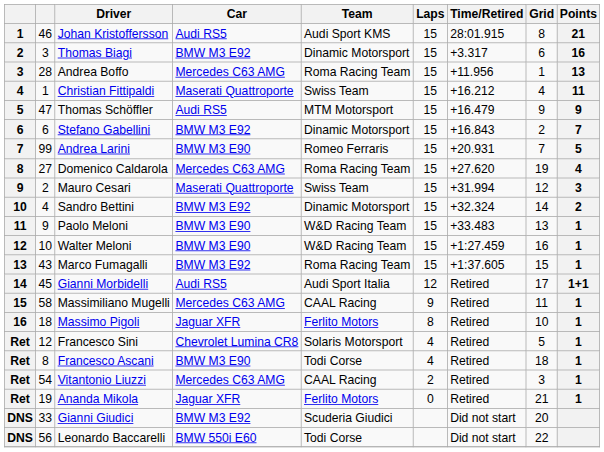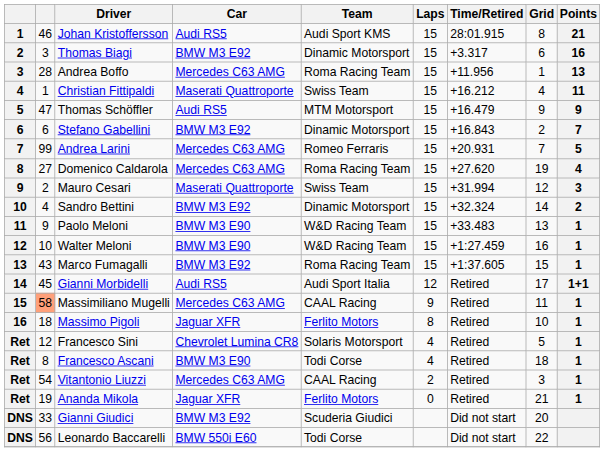(213, 149) BMW M3 E90 -> (230, 149) Mercedes C63 AMG
(45, 303) no background -> (45, 303) lightsalmon background
